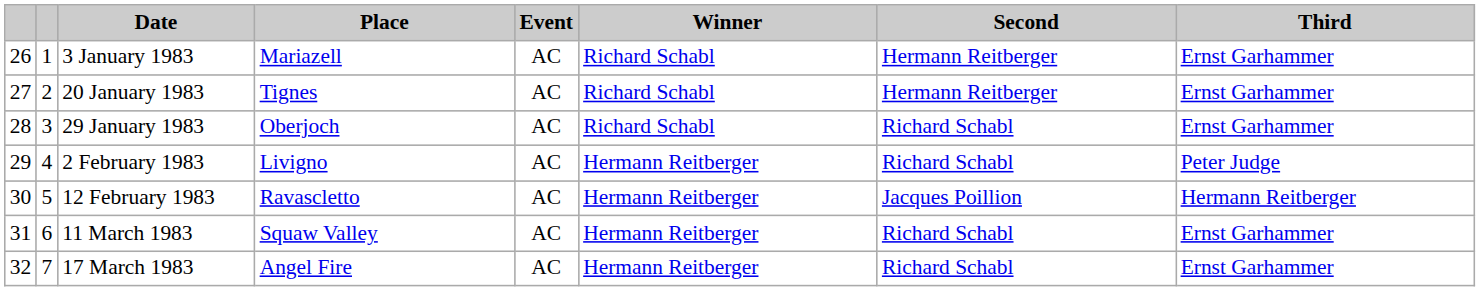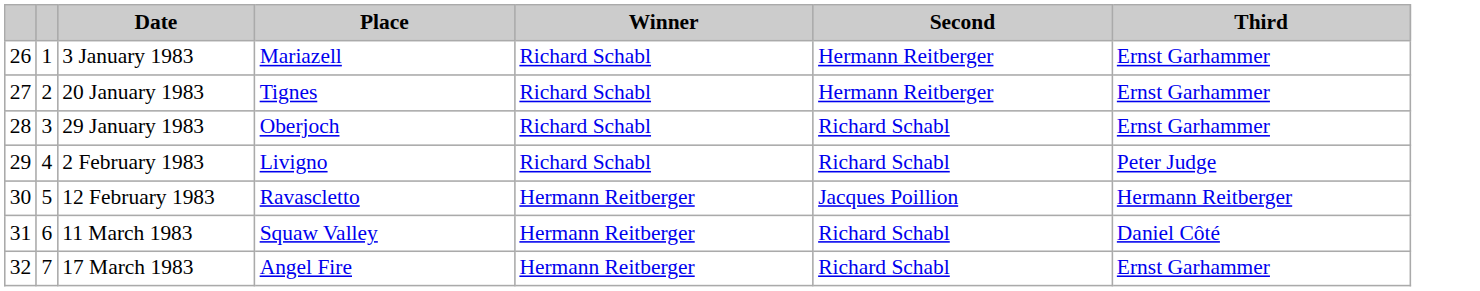- column: (546, 21)
(671, 162) Hermann Reitberger -> (585, 162) Richard Schabl
(1257, 232) Ernst Garhammer -> (1168, 232) Daniel Côté
